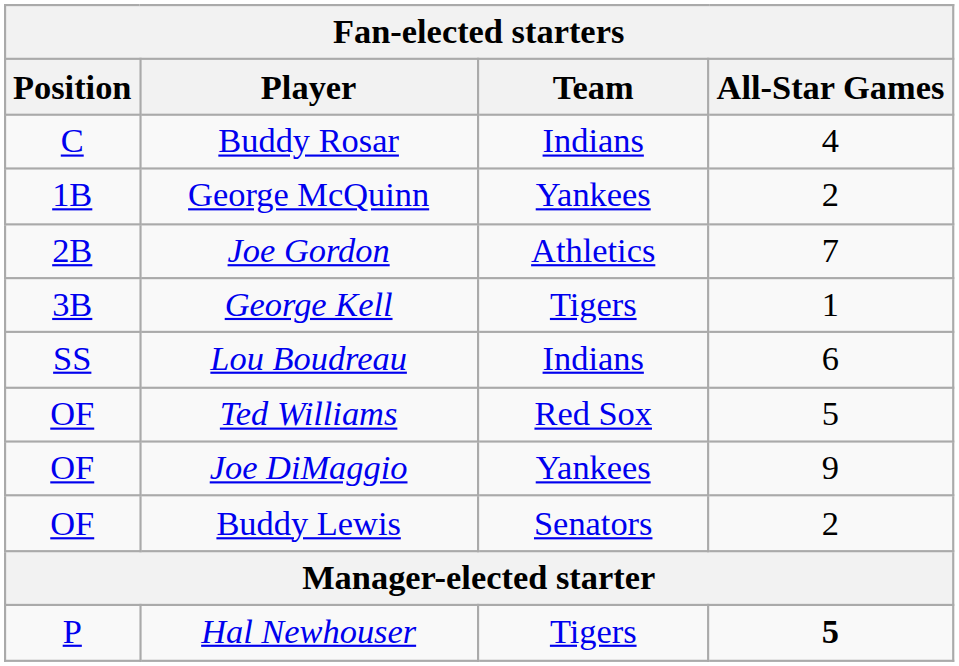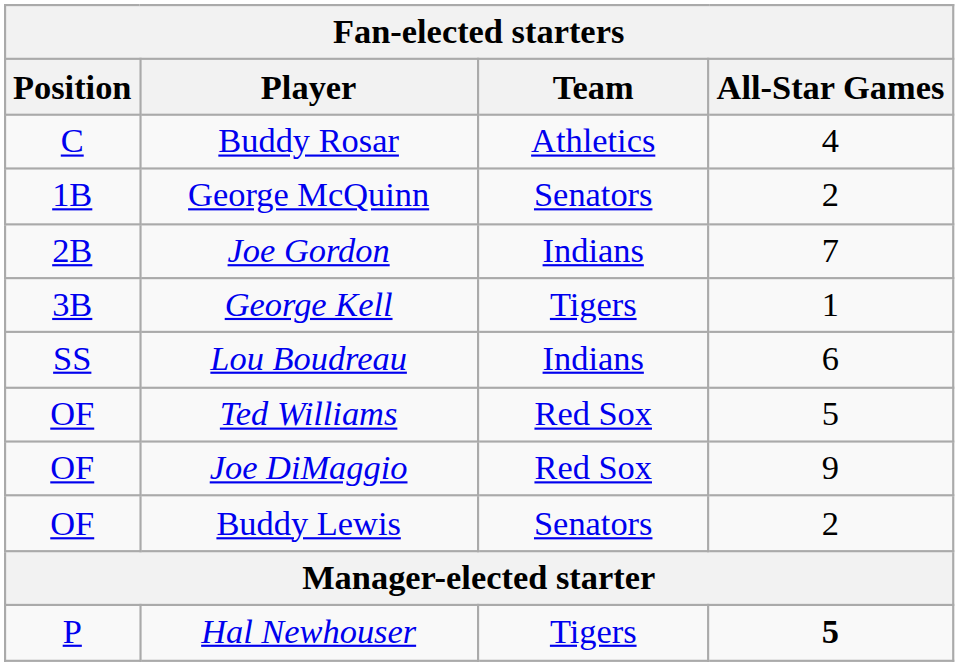(593, 140) Indians -> (593, 140) Athletics
(593, 195) Yankees -> (593, 195) Senators
(593, 250) Athletics -> (593, 250) Indians
(593, 468) Yankees -> (593, 468) Red Sox
